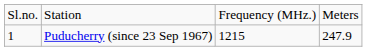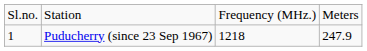(232, 35) 1215 -> (232, 35) 1218
